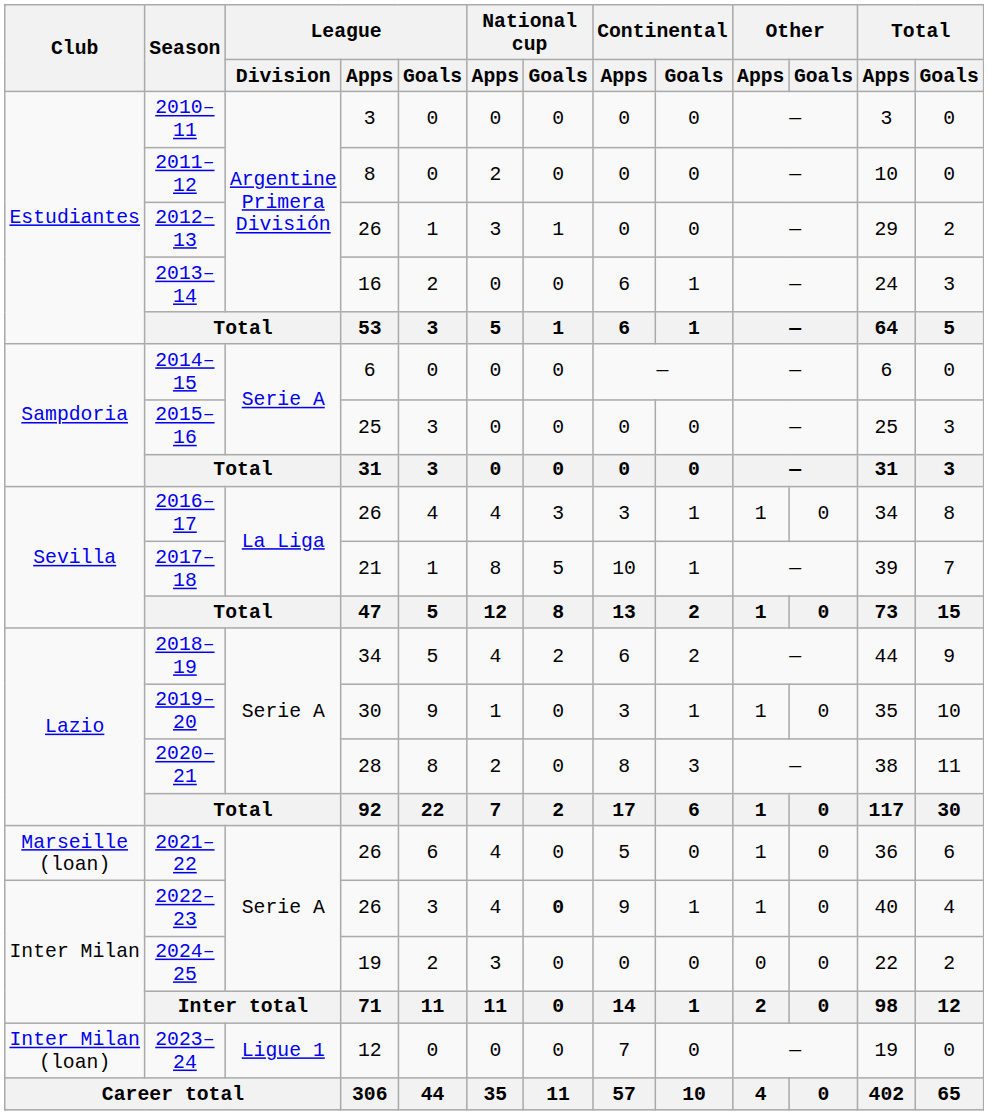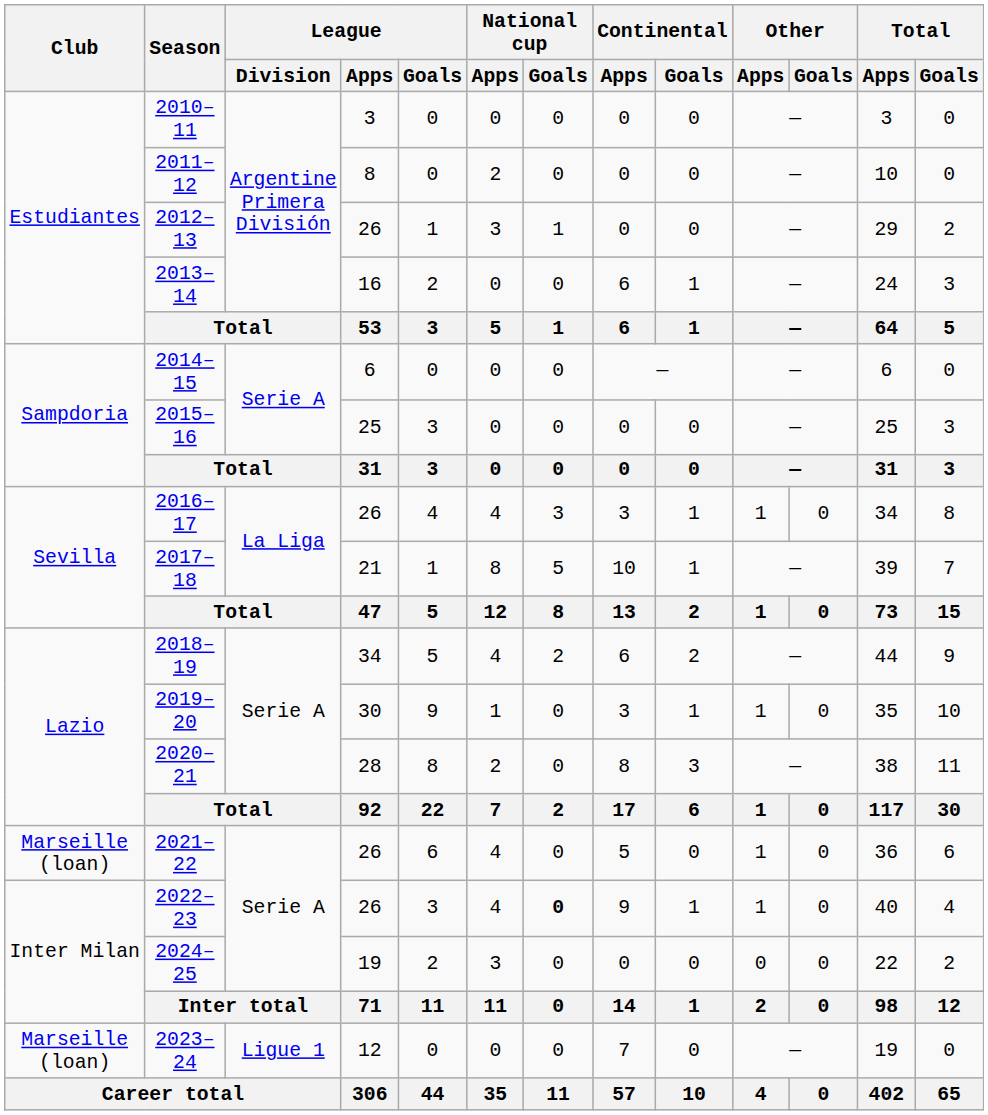(75, 1051) Inter Milan (loan) -> (75, 1051) Marseille (loan)
